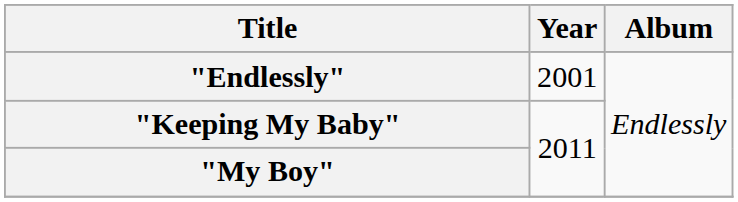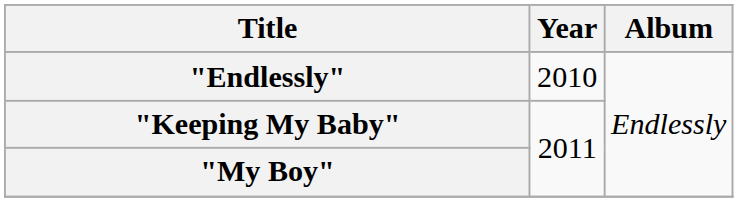(567, 76) 2001 -> (567, 76) 2010
